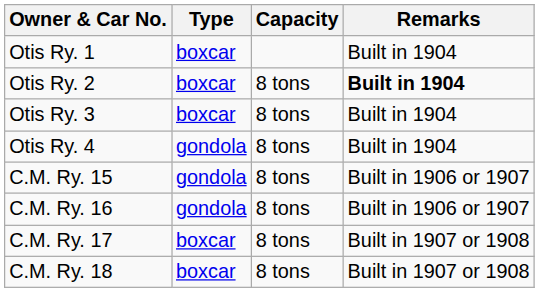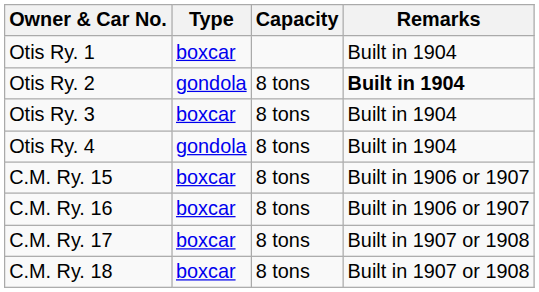(206, 83) boxcar -> (211, 83) gondola
(211, 177) gondola -> (206, 177) boxcar
(211, 209) gondola -> (206, 209) boxcar
